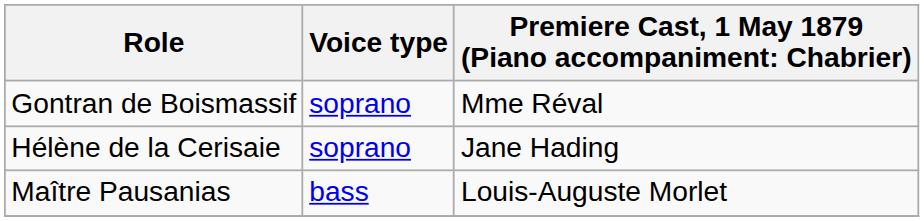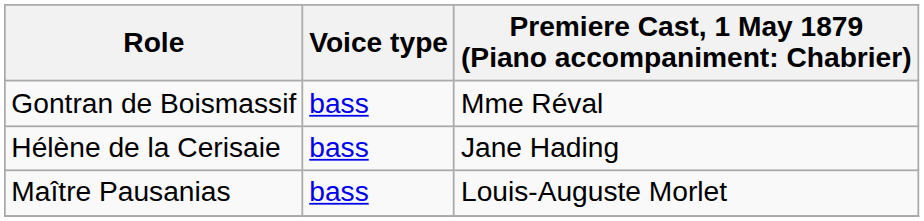(360, 103) soprano -> (339, 103) bass
(360, 147) soprano -> (339, 147) bass
